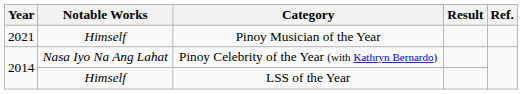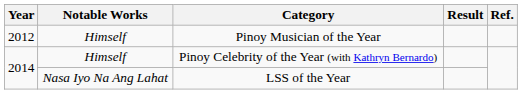(21, 36) 2021 -> (21, 36) 2012
(105, 57) Nasa Iyo Na Ang Lahat -> (105, 57) Himself
(105, 78) Himself -> (105, 78) Nasa Iyo Na Ang Lahat
